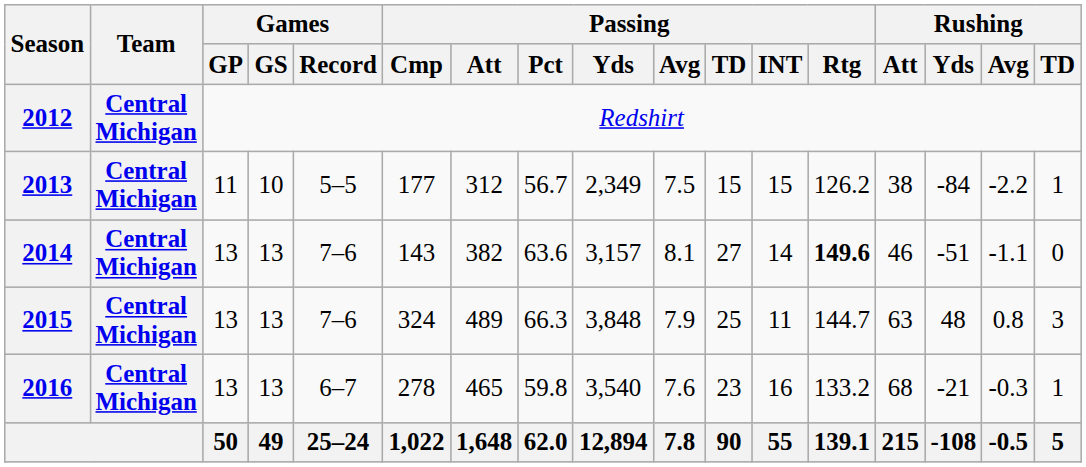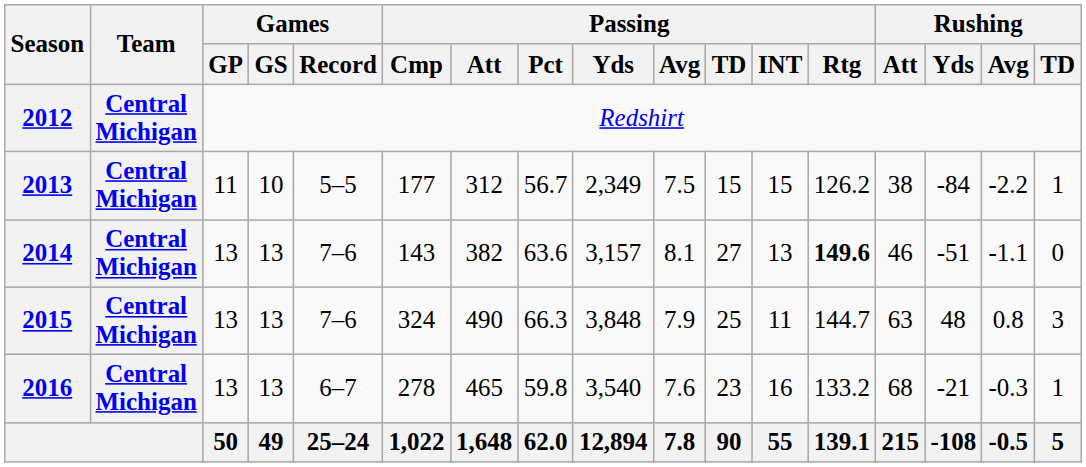(780, 252) 14 -> (780, 252) 13
(484, 320) 489 -> (484, 320) 490
